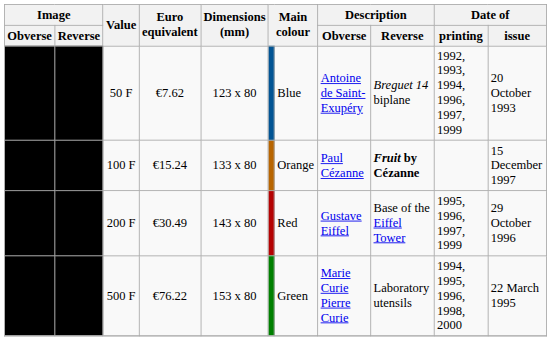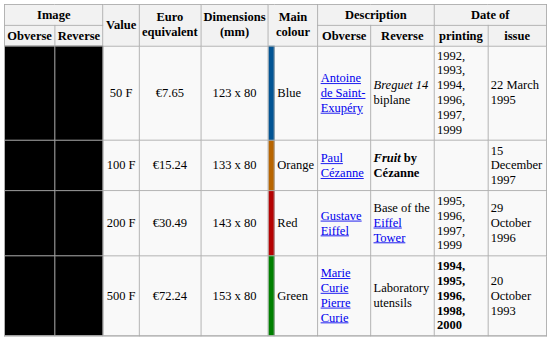(170, 93) €7.62 -> (170, 93) €7.65
(511, 93) 20 October 1993 -> (515, 93) 22 March 1995
(170, 295) €76.22 -> (170, 295) €72.24
(451, 295) normal -> (451, 295) bold
(515, 295) 22 March 1995 -> (511, 295) 20 October 1993
